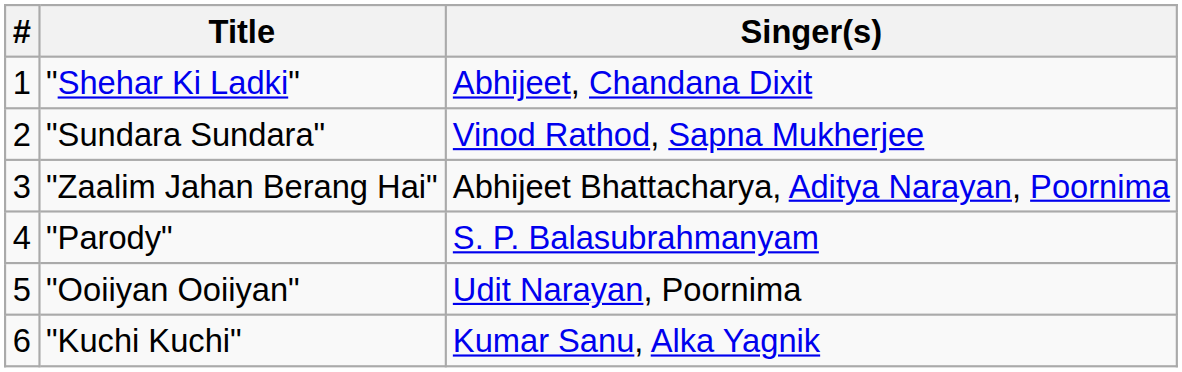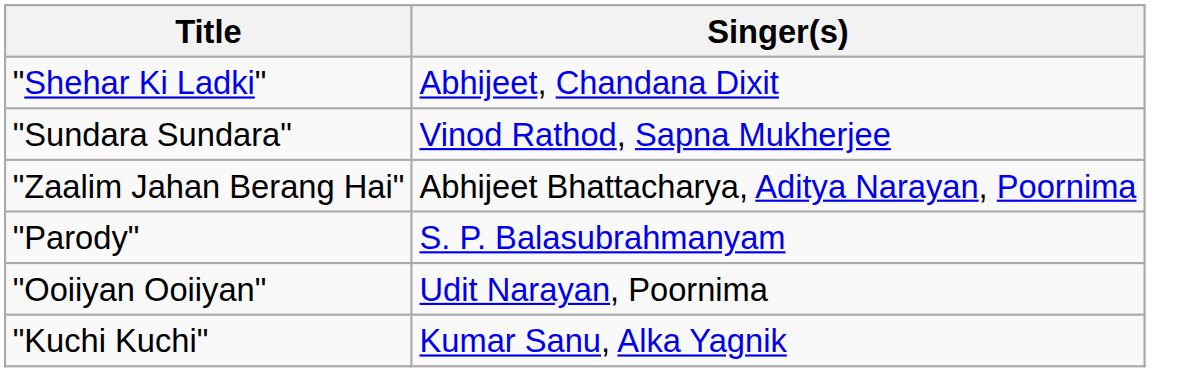- column: (22, 31)
